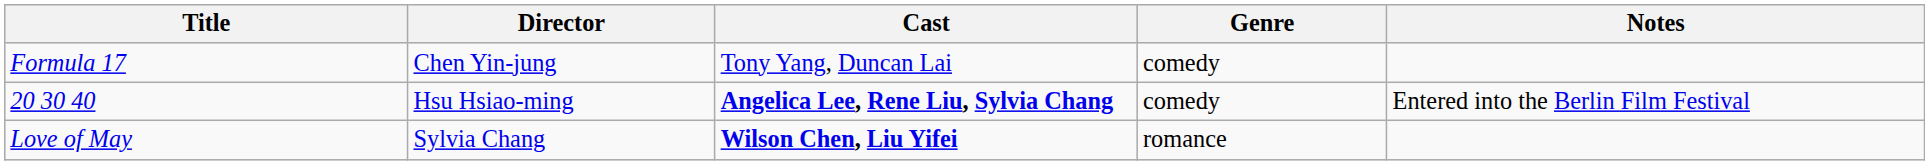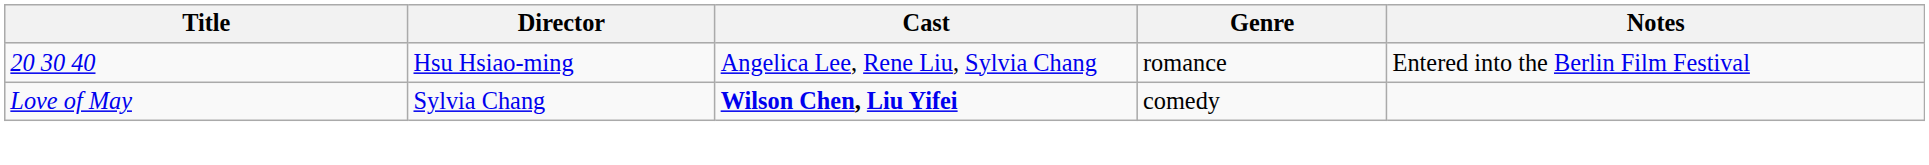- row: (68, 62)
(917, 100) bold -> (909, 62) normal
(1182, 100) comedy -> (1185, 62) romance
(1185, 139) romance -> (1182, 100) comedy
